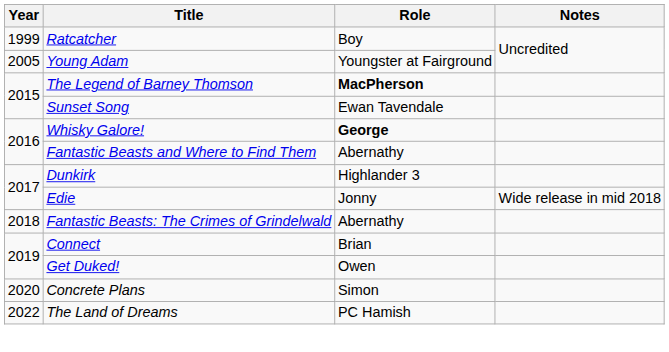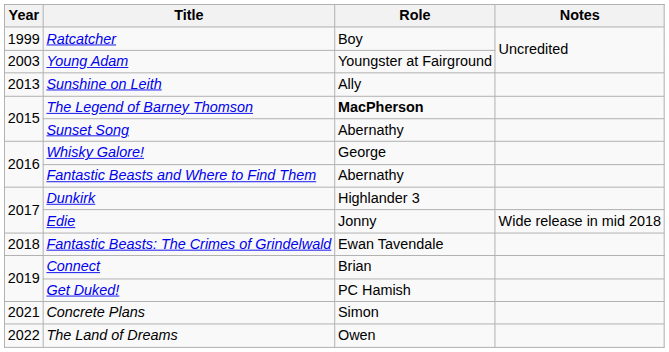(24, 61) 2005 -> (24, 61) 2003
+ row: (104, 84)
(391, 107) Ewan Tavendale -> (371, 130) Abernathy
(363, 130) bold -> (362, 152) normal
(371, 221) Abernathy -> (391, 244) Ewan Tavendale
(357, 267) Owen -> (374, 289) PC Hamish
(24, 289) 2020 -> (24, 312) 2021
(374, 312) PC Hamish -> (357, 335) Owen
